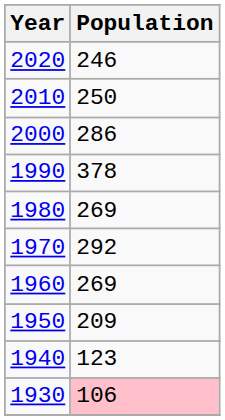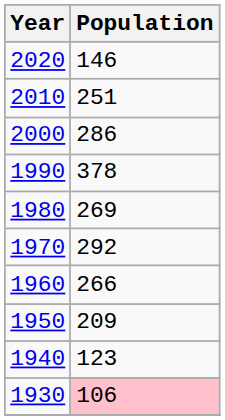(97, 61) 246 -> (97, 61) 146
(97, 98) 250 -> (97, 98) 251
(97, 285) 269 -> (97, 285) 266
